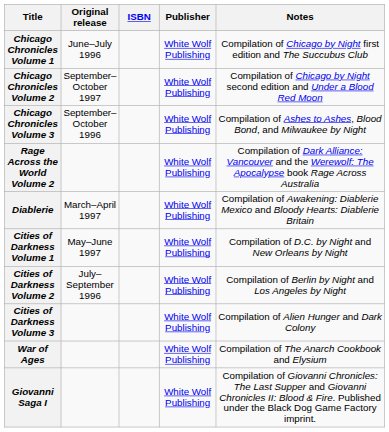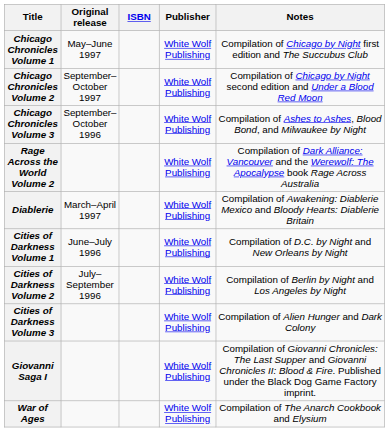(90, 49) June–July 1996 -> (90, 49) May–June 1997
(90, 247) May–June 1997 -> (90, 247) June–July 1996
rows swapped: (33, 354) <-> (33, 397)
